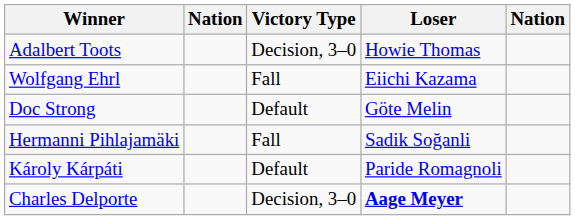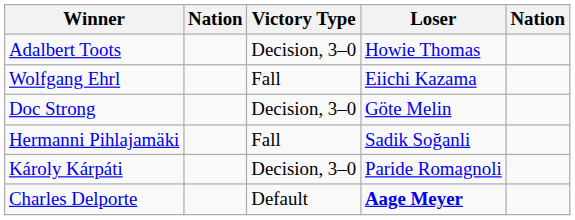(280, 109) Default -> (304, 109) Decision, 3–0
(280, 169) Default -> (304, 169) Decision, 3–0
(304, 199) Decision, 3–0 -> (280, 199) Default
